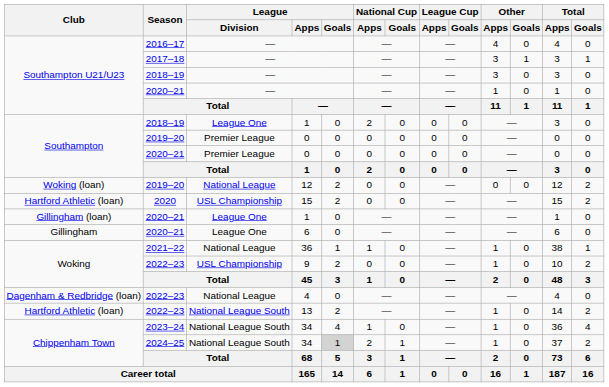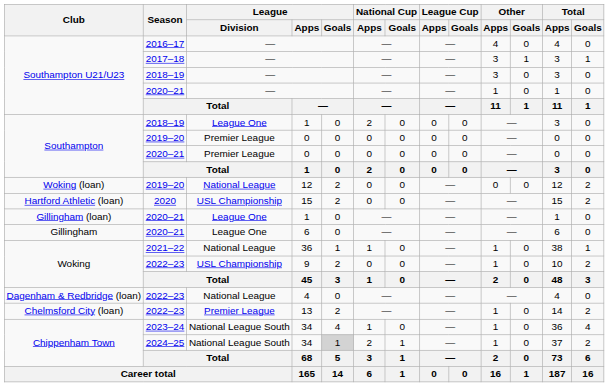(74, 311) Hartford Athletic (loan) -> (74, 311) Chelmsford City (loan)
(239, 311) National League South -> (239, 311) Premier League
